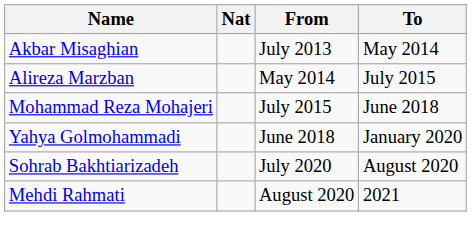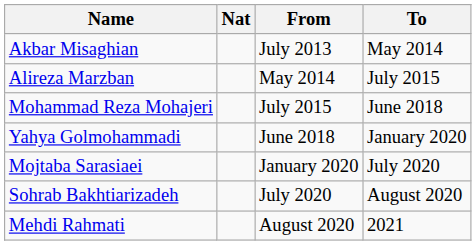+ row: (76, 166)
